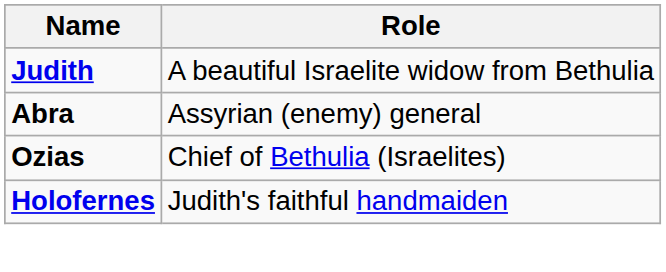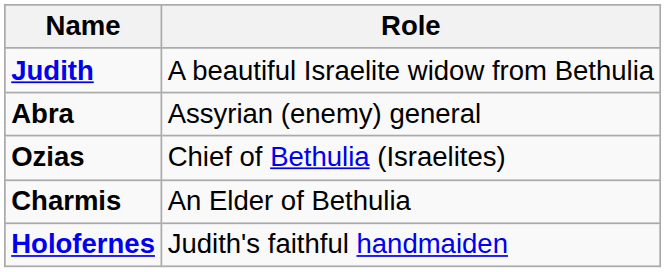+ row: (66, 200)
